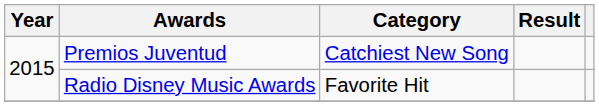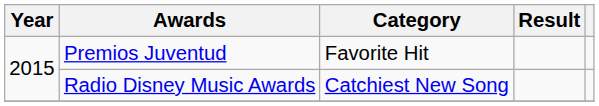(417, 52) Catchiest New Song -> (377, 52) Favorite Hit
(377, 85) Favorite Hit -> (417, 85) Catchiest New Song
